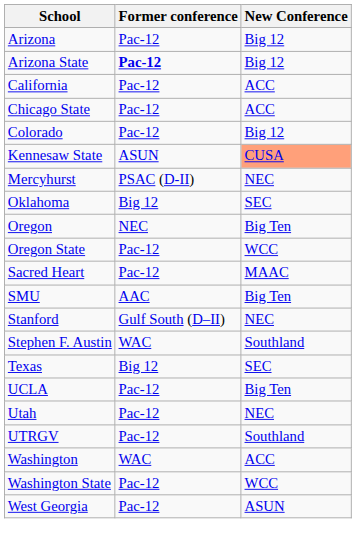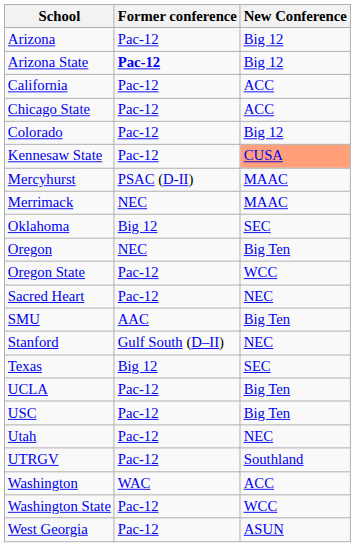(139, 156) ASUN -> (138, 156) Pac-12
(259, 179) NEC -> (266, 179) MAAC
+ row: (41, 202)
(267, 272) MAAC -> (258, 296) NEC
- row: (60, 343)
+ row: (22, 413)
